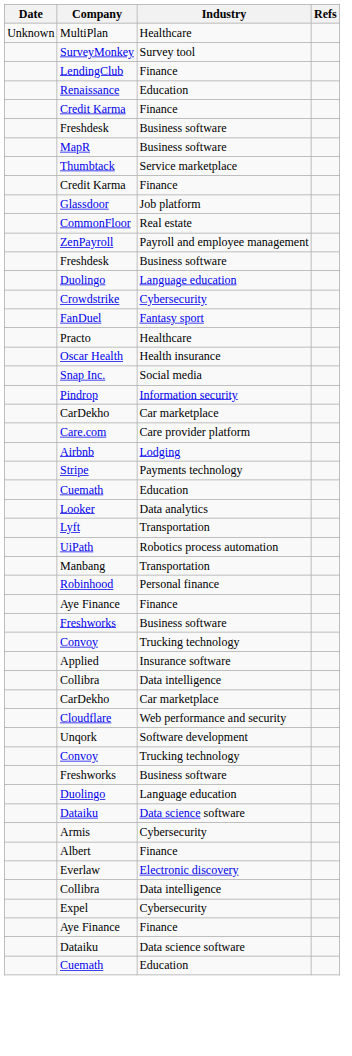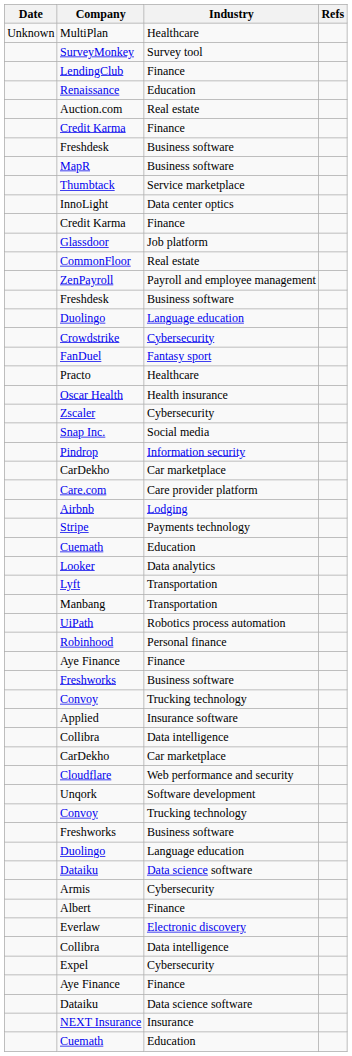+ row: (91, 109)
+ row: (84, 204)
+ row: (78, 413)
rows swapped: (77, 546) <-> (83, 565)
+ row: (101, 1022)
